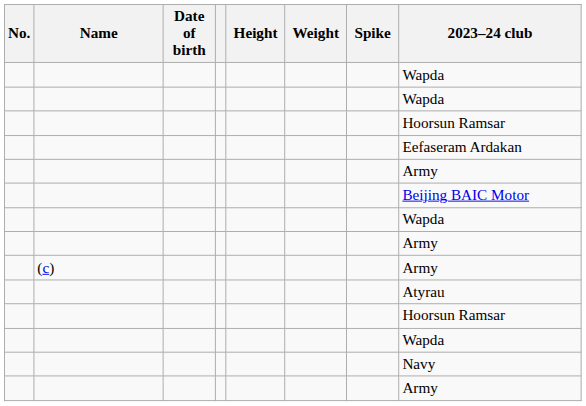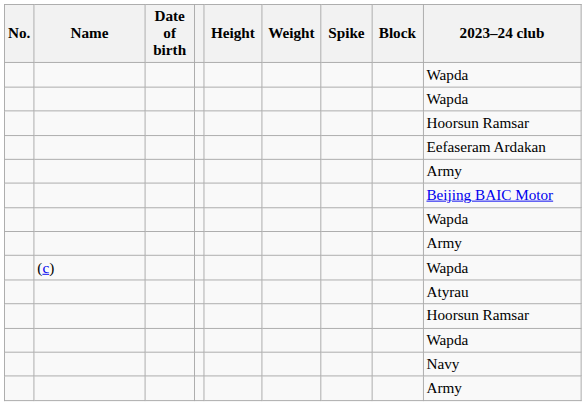+ column: (397, 33)
(420, 267) Army -> (447, 267) Wapda
